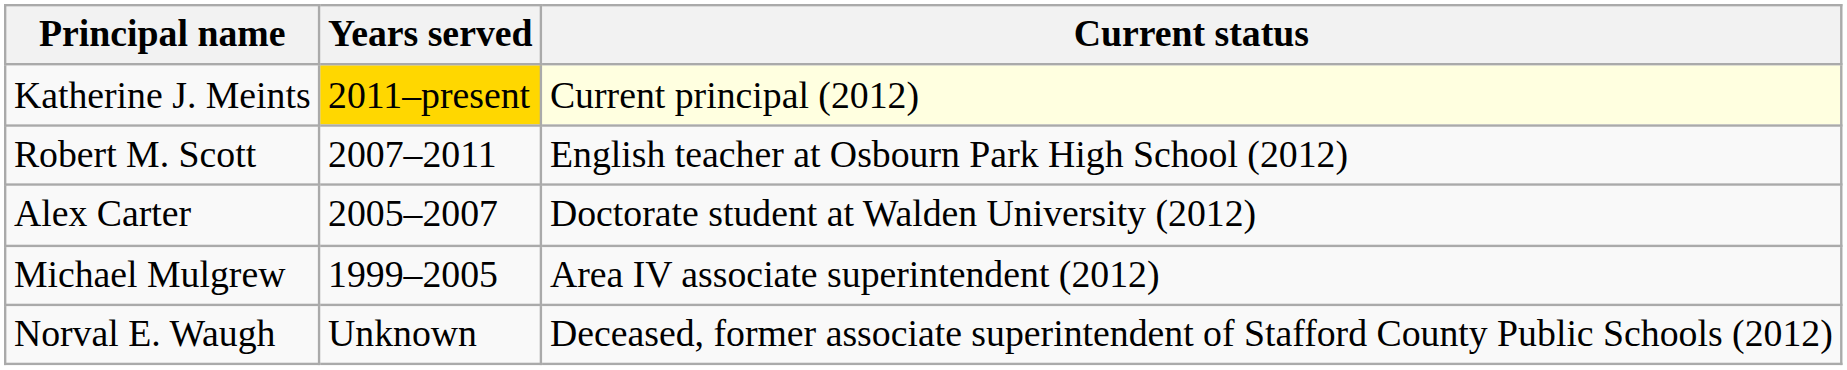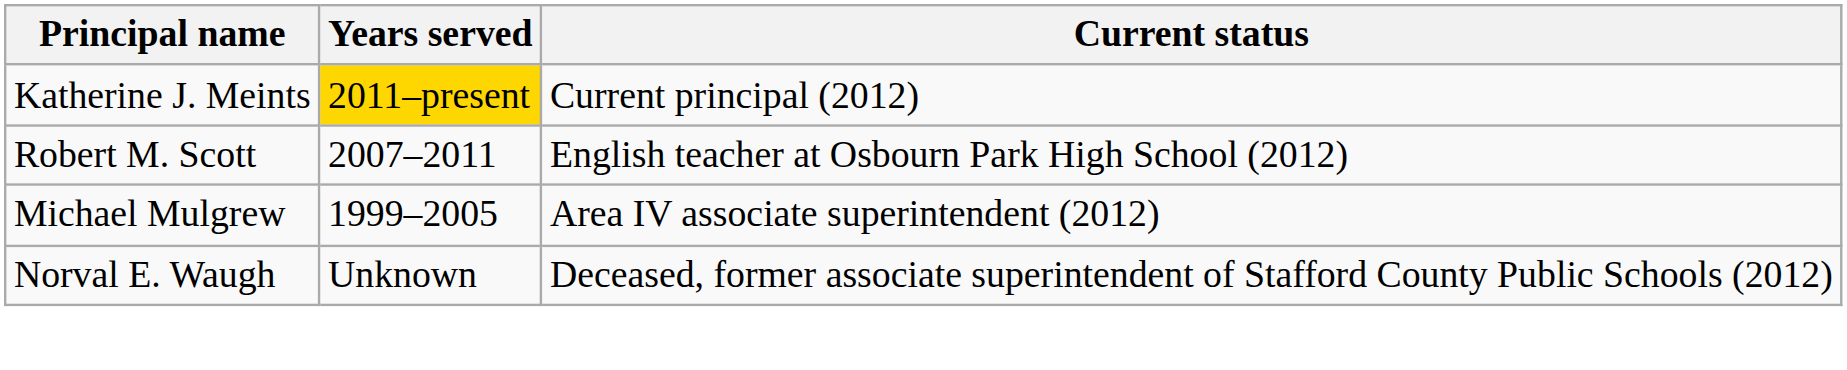(734, 94) lightyellow background -> (734, 94) no background
- row: (102, 214)
